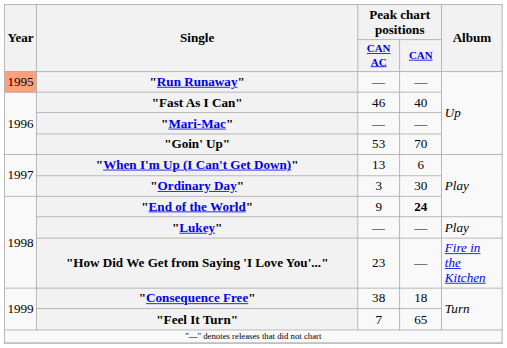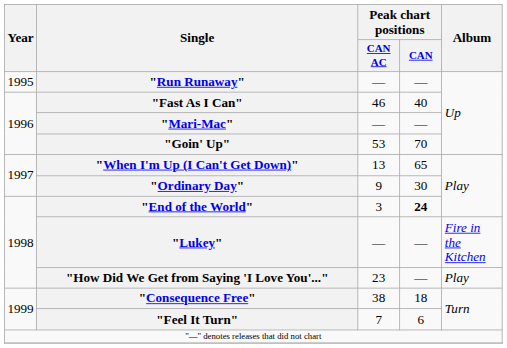(21, 81) lightsalmon background -> (21, 81) no background
(421, 165) 6 -> (421, 165) 65
(379, 185) 3 -> (379, 185) 9
(379, 206) 9 -> (379, 206) 3
(457, 227) Play -> (465, 242) Fire in the Kitchen
(465, 263) Fire in the Kitchen -> (457, 277) Play
(421, 319) 65 -> (421, 319) 6
